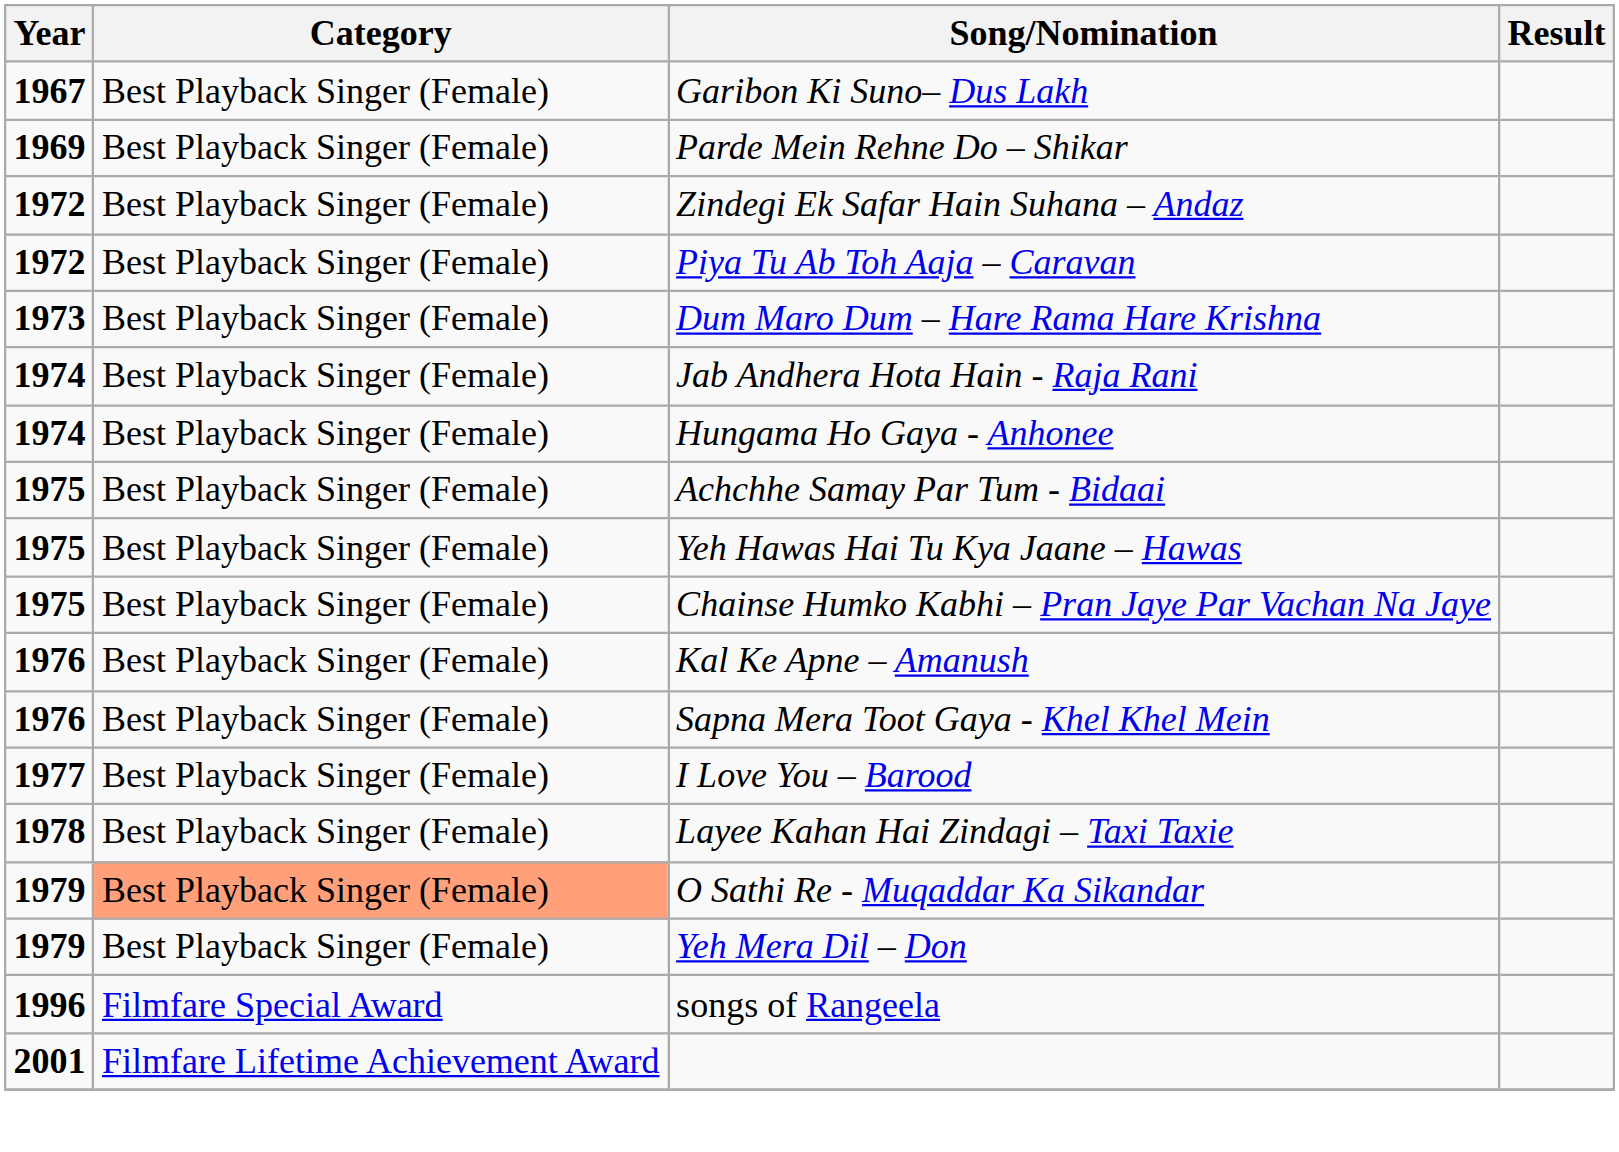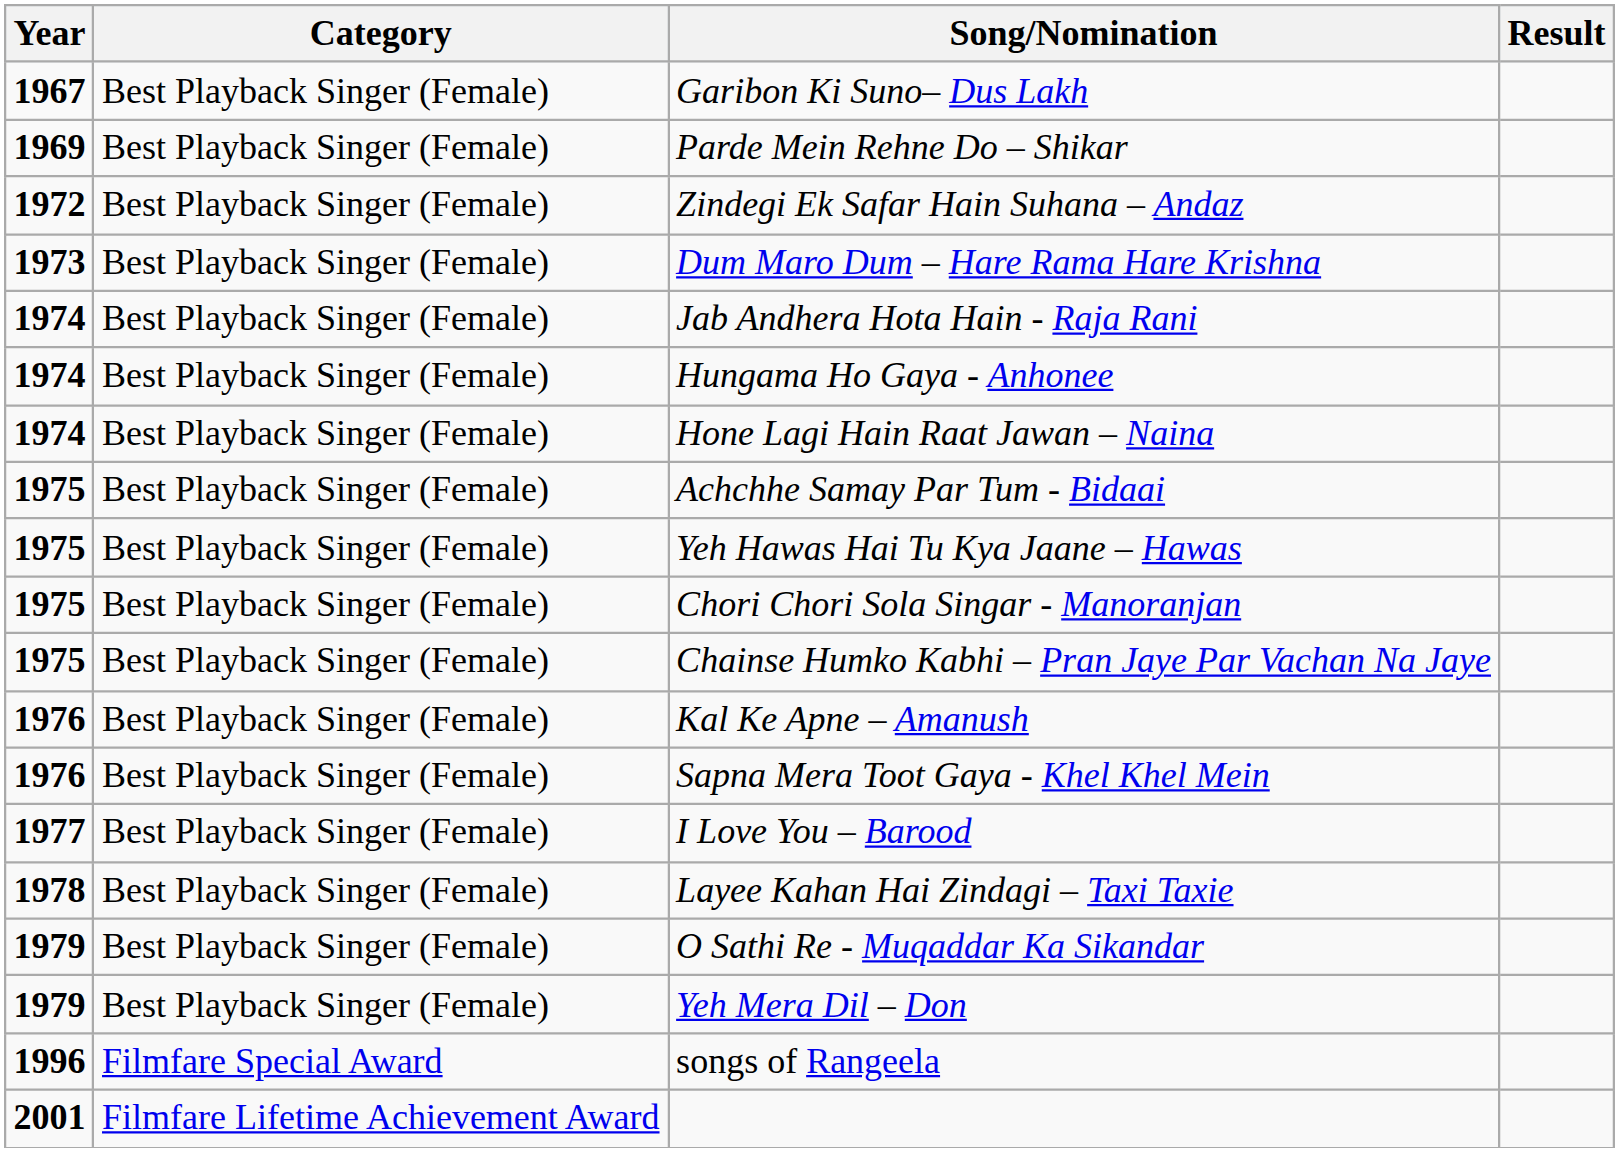- row: (49, 261)
+ row: (49, 432)
+ row: (49, 603)
(325, 889) lightsalmon background -> (325, 946) no background
